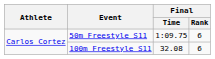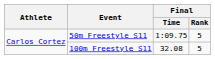(200, 35) 6 -> (200, 35) 5
(200, 48) 6 -> (200, 48) 5
